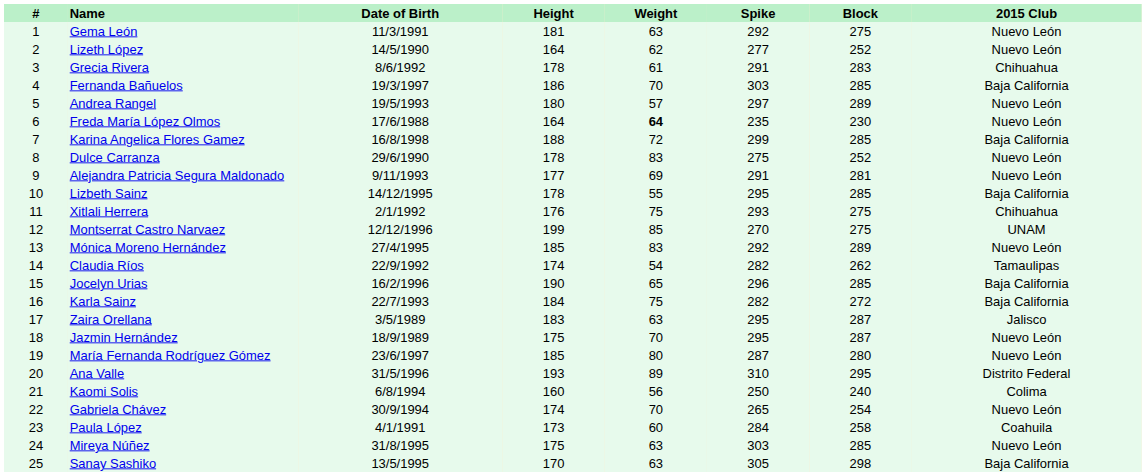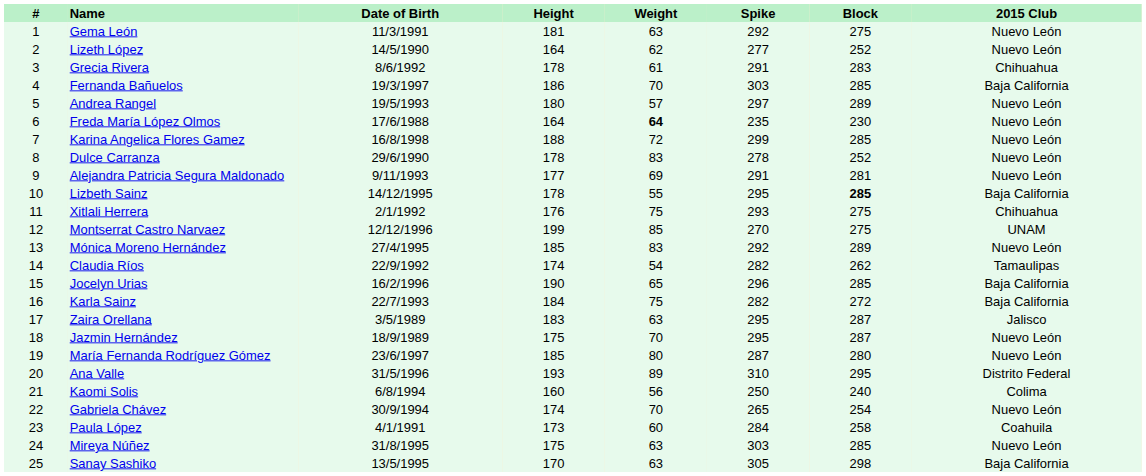(1027, 139) Baja California -> (1027, 139) Nuevo León
(758, 157) 275 -> (758, 157) 278
(860, 193) normal -> (860, 193) bold
